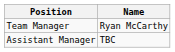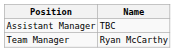rows swapped: (38, 26) <-> (51, 40)
